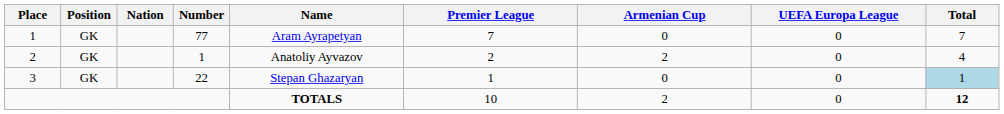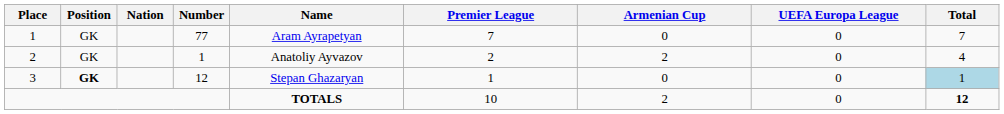(89, 78) normal -> (89, 78) bold
(202, 78) 22 -> (202, 78) 12
